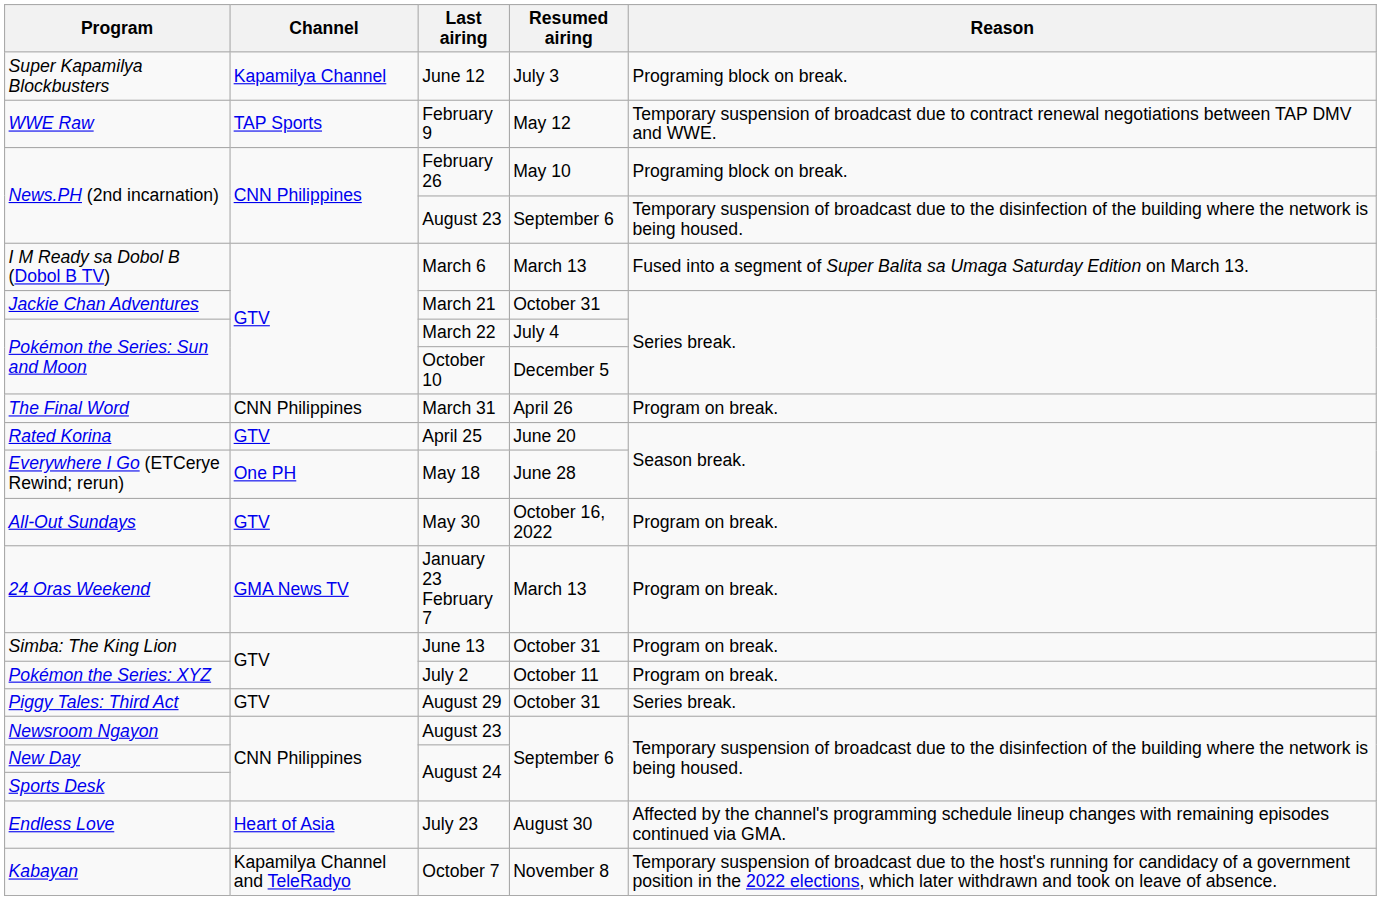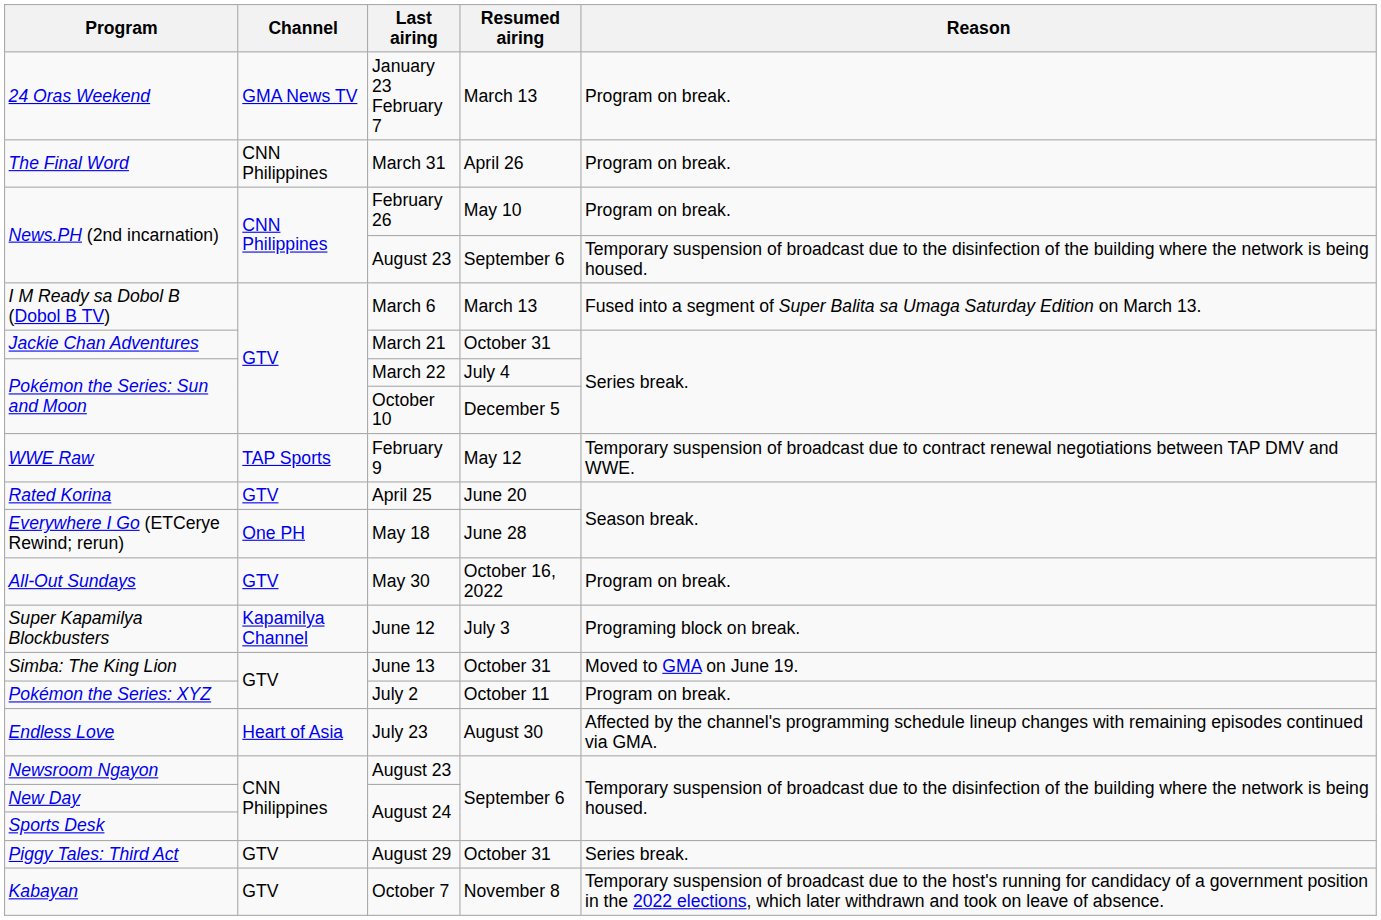rows swapped: (79, 589) <-> (76, 76)
rows swapped: (51, 123) <-> (69, 408)
(740, 171) Programing block on break. -> (658, 211) Program on break.
(705, 646) Program on break. -> (692, 666) Moved to GMA on June 19.
rows swapped: (61, 824) <-> (94, 702)
(310, 871) Kapamilya Channel and TeleRadyo -> (260, 891) GTV
